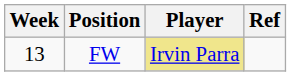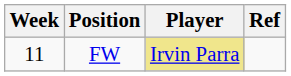(34, 53) 13 -> (34, 53) 11
